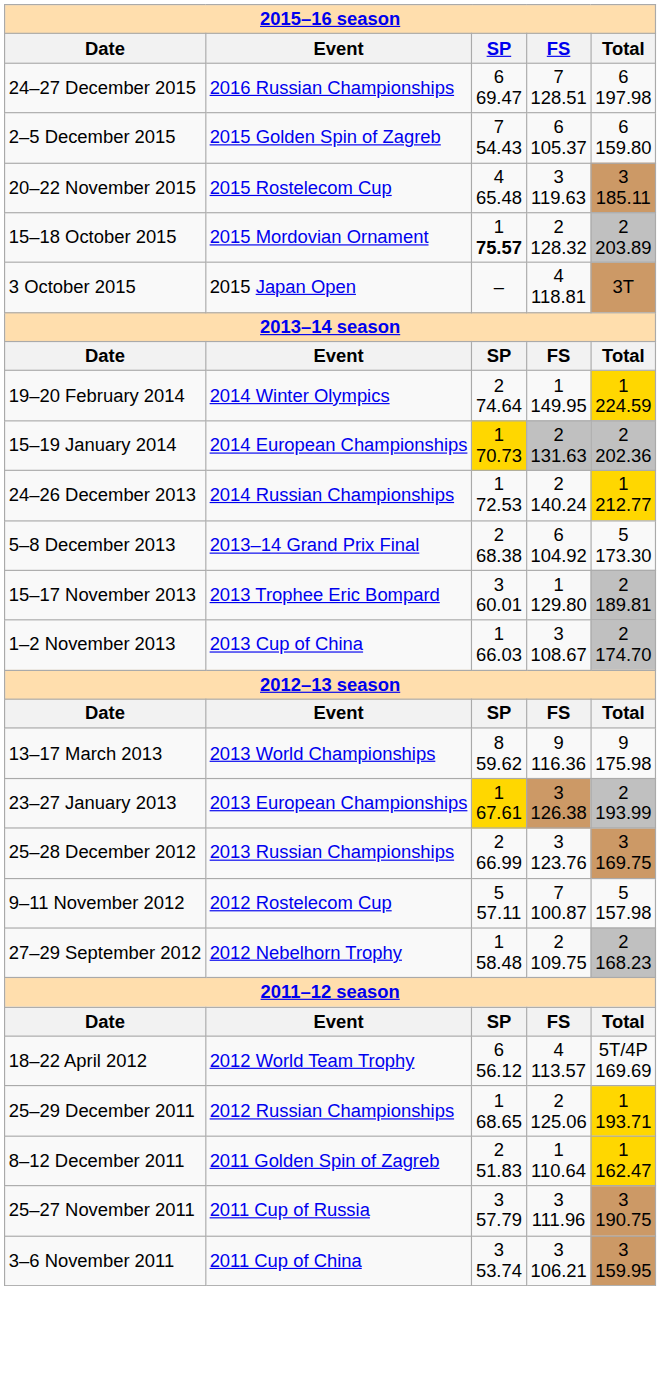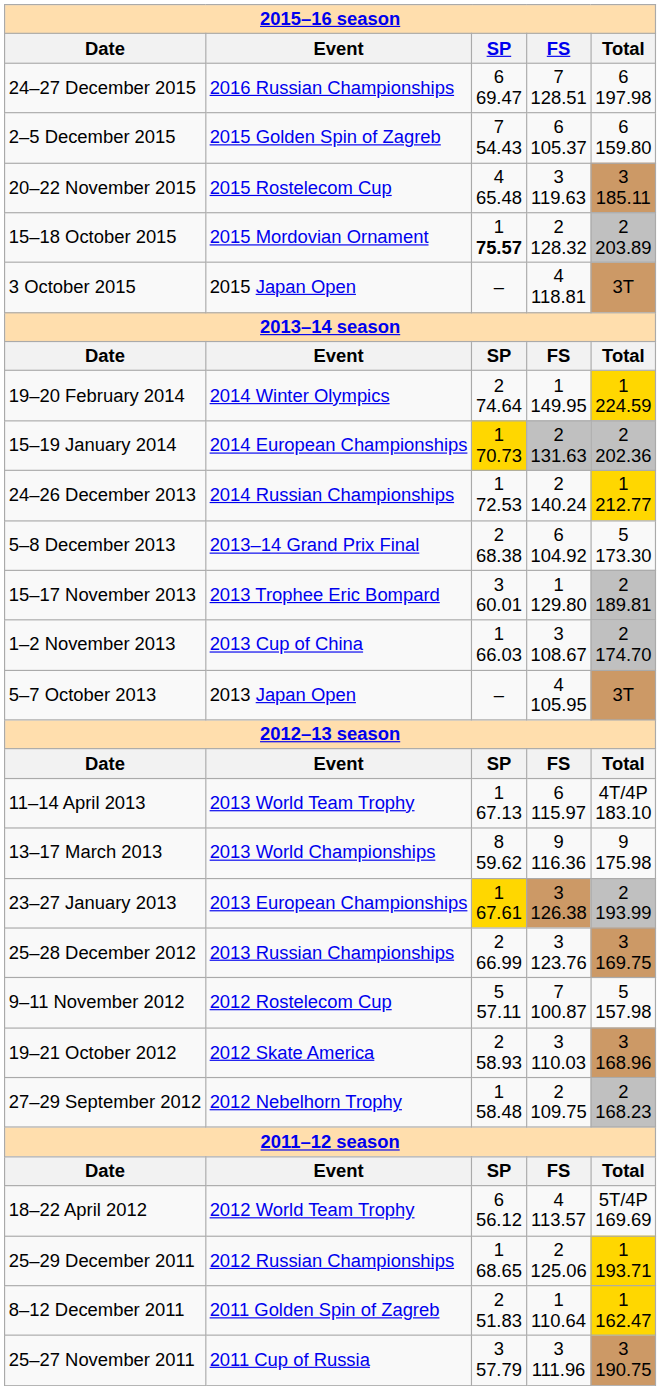+ row: (82, 694)
+ row: (77, 803)
+ row: (93, 1052)
- row: (91, 1260)
